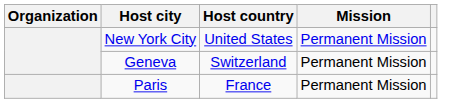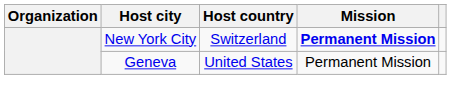(248, 39) United States -> (248, 39) Switzerland
(364, 39) normal -> (368, 39) bold
(248, 62) Switzerland -> (248, 62) United States
- row: (150, 86)
